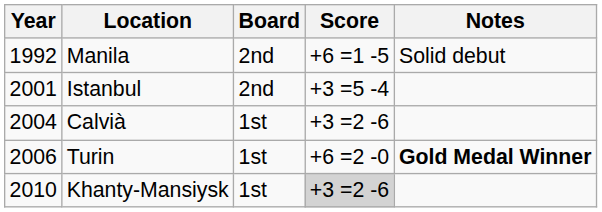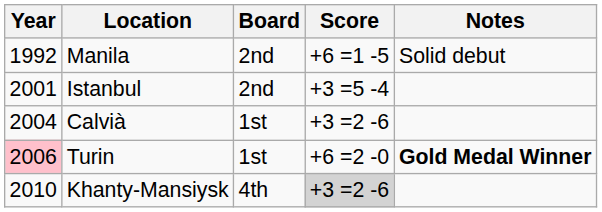(33, 156) no background -> (33, 156) pink background
(253, 190) 1st -> (253, 190) 4th
